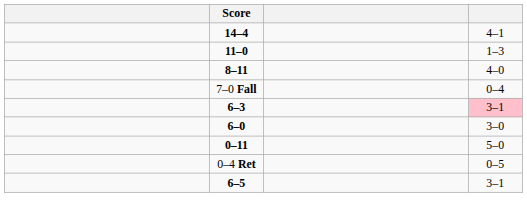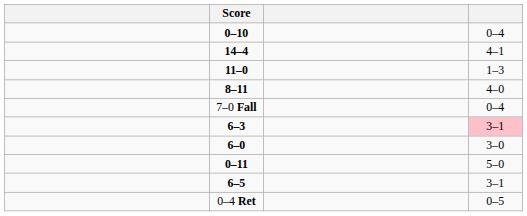+ row: (236, 32)
rows swapped: (236, 164) <-> (236, 182)
